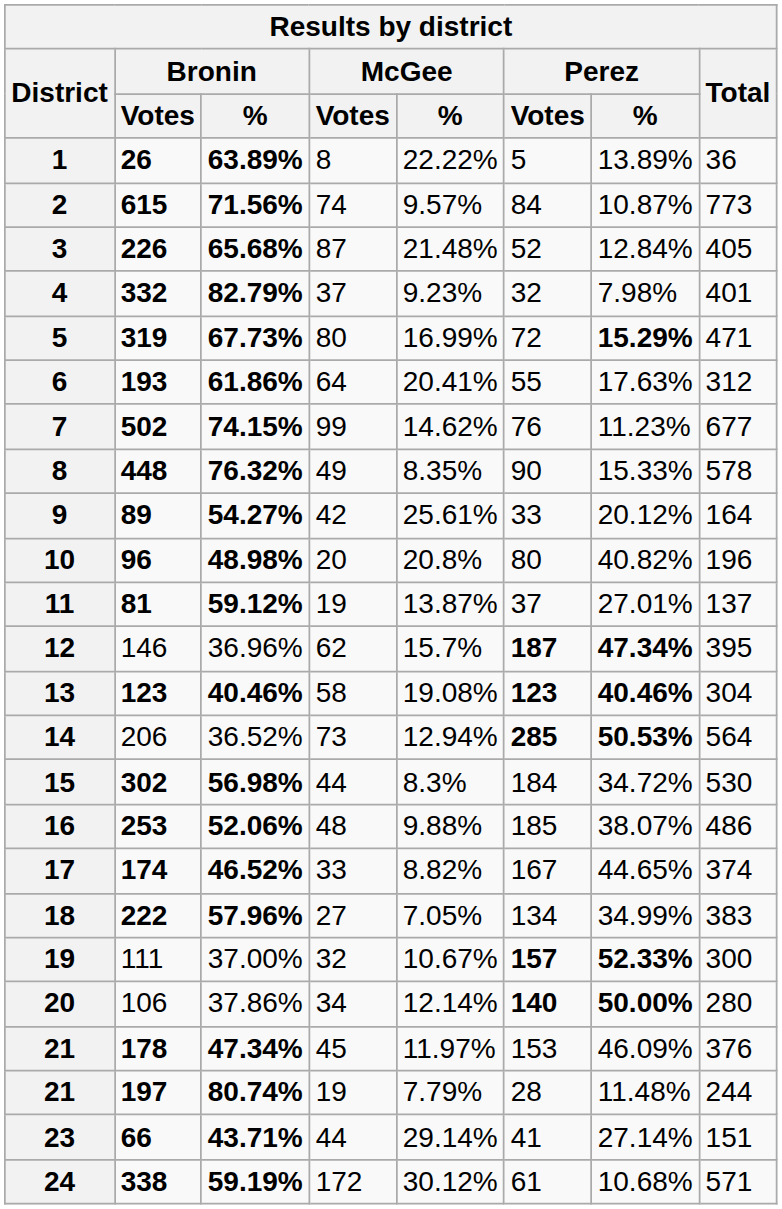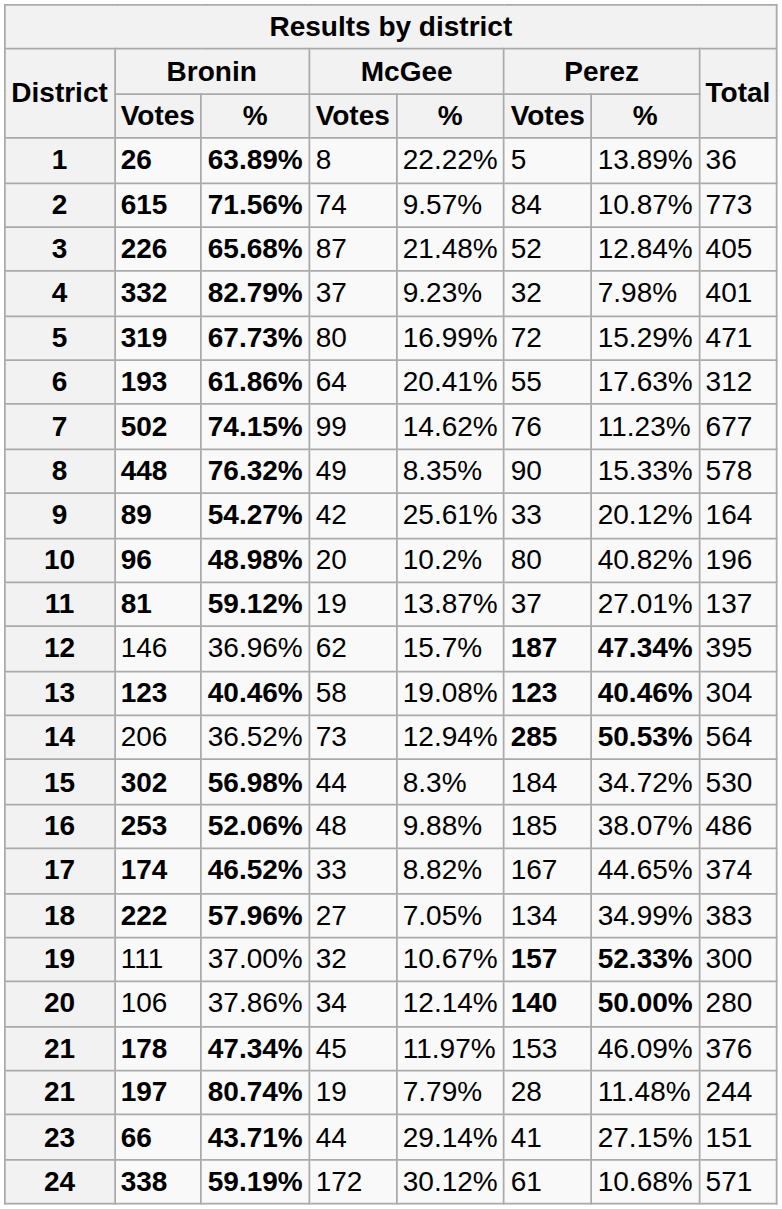(645, 337) bold -> (645, 337) normal
(442, 559) 20.8% -> (442, 559) 10.2%
(645, 1136) 27.14% -> (645, 1136) 27.15%
